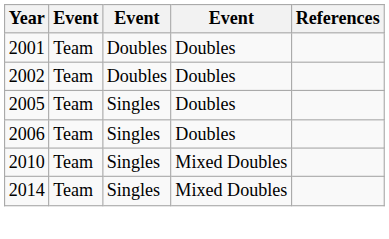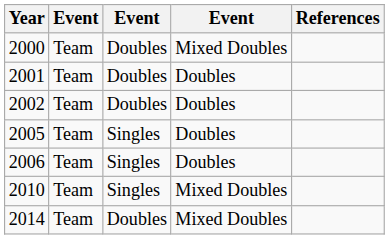+ row: (27, 47)
(133, 190) Singles -> (137, 219) Doubles
